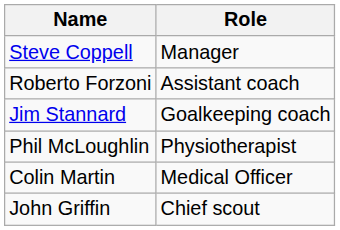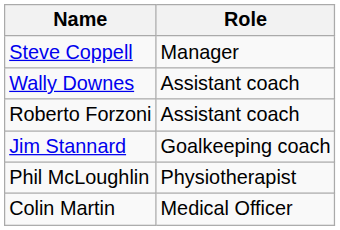+ row: (72, 83)
- row: (60, 209)
